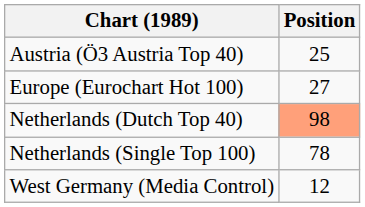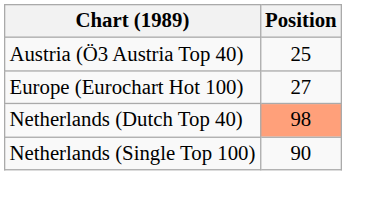(319, 152) 78 -> (301, 152) 90
- row: (142, 185)
